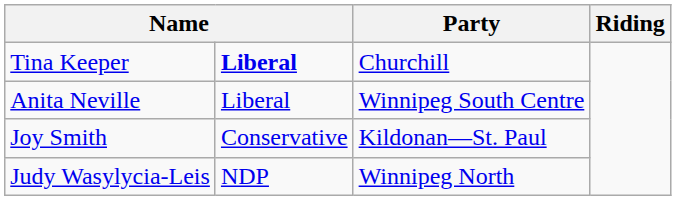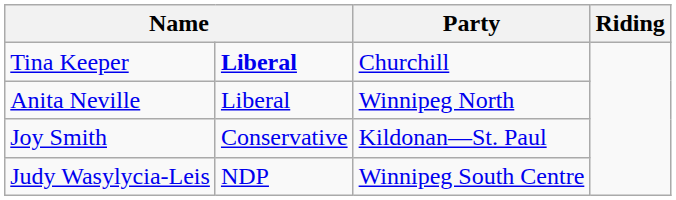(471, 99) Winnipeg South Centre -> (436, 99) Winnipeg North
(436, 175) Winnipeg North -> (471, 175) Winnipeg South Centre
